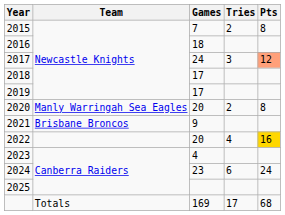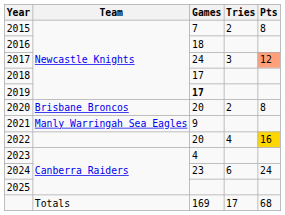(198, 92) normal -> (198, 92) bold
(111, 108) Manly Warringah Sea Eagles -> (82, 108) Brisbane Broncos
(82, 124) Brisbane Broncos -> (111, 124) Manly Warringah Sea Eagles
